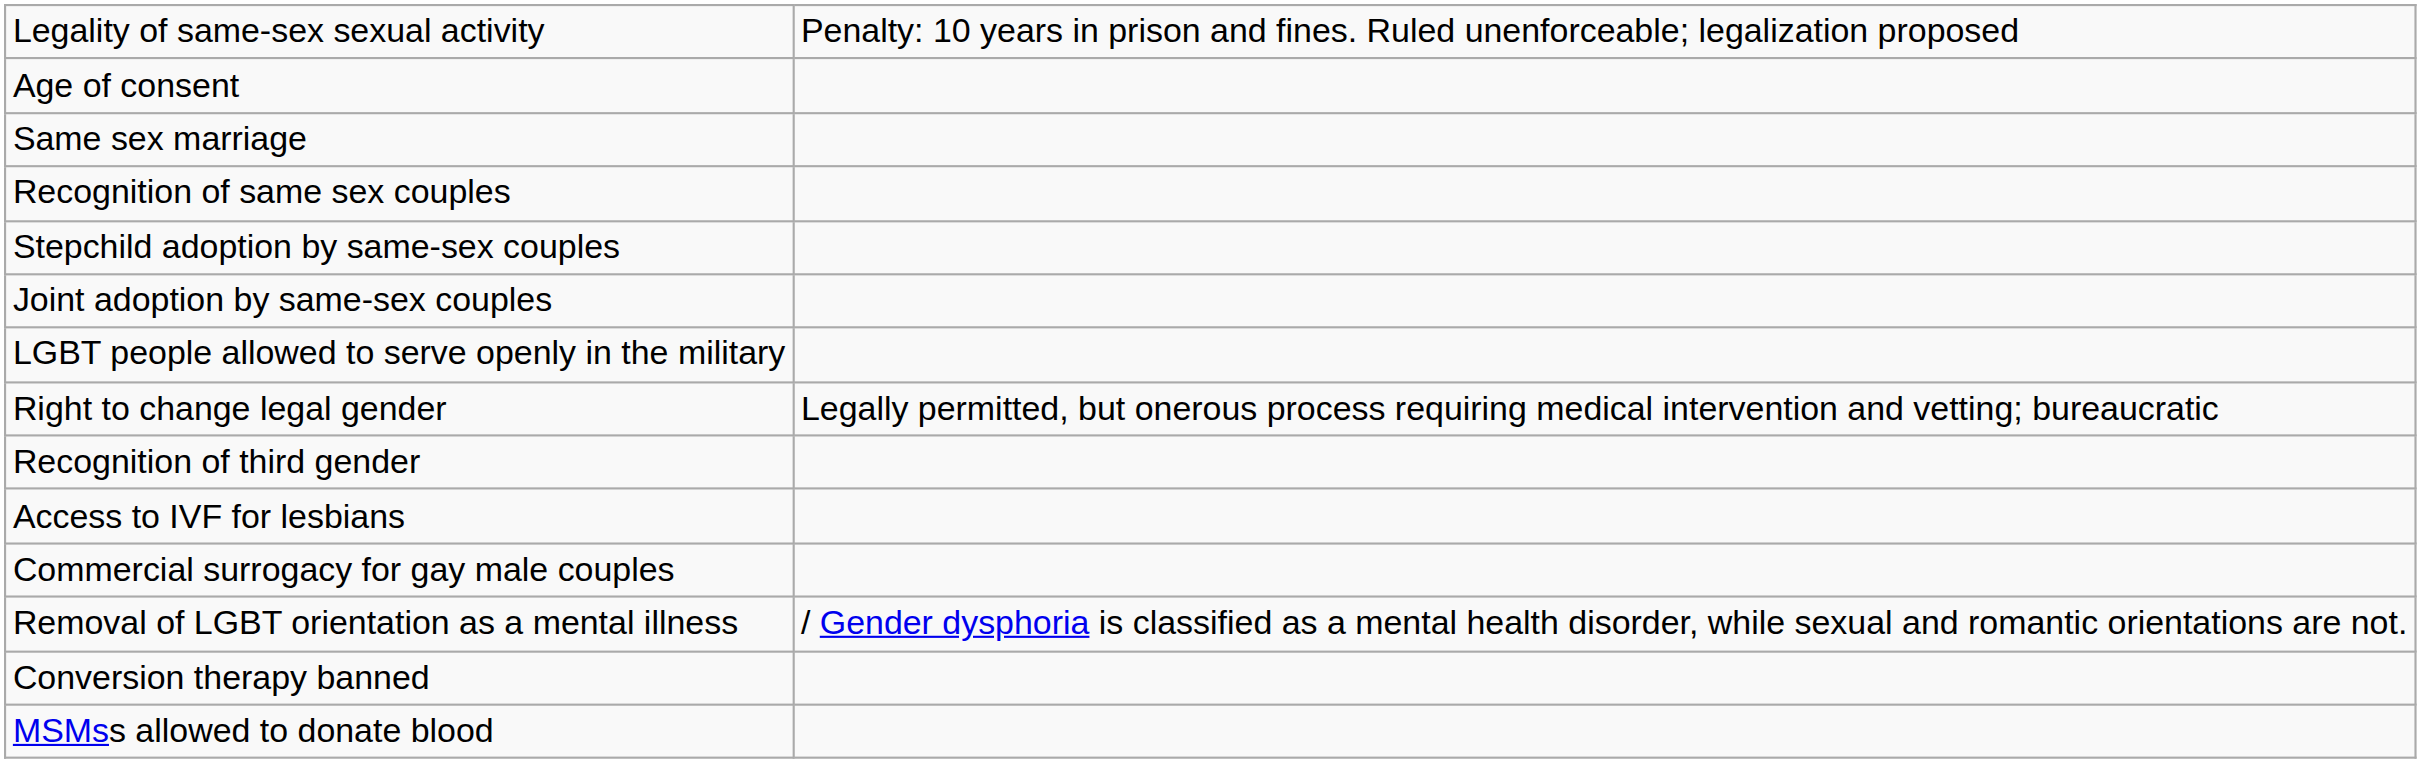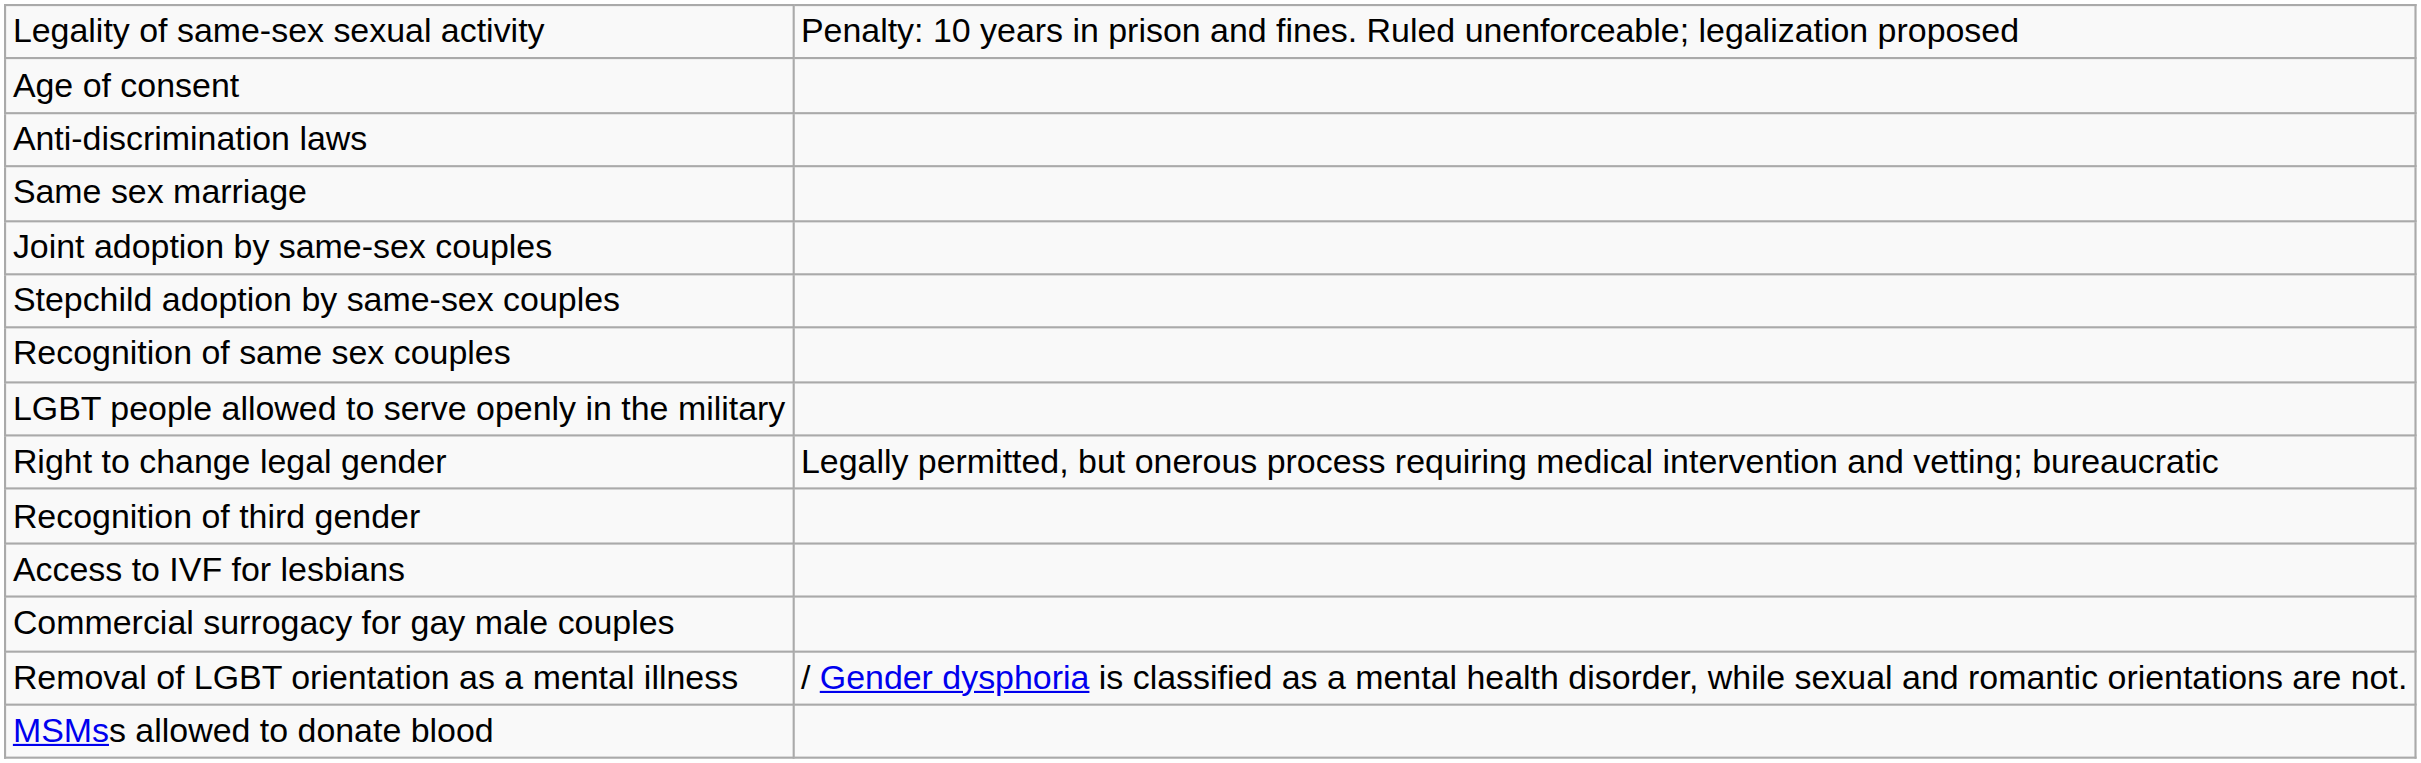+ row: (190, 138)
rows swapped: (262, 192) <-> (283, 300)
- row: (221, 676)
